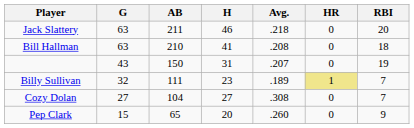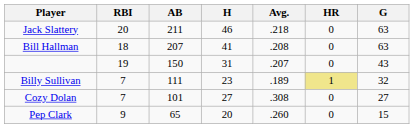columns swapped: (123, 13) <-> (383, 13)
(175, 47) 210 -> (175, 47) 207
(175, 98) 104 -> (175, 98) 101
